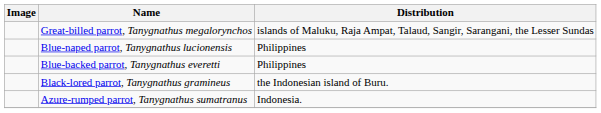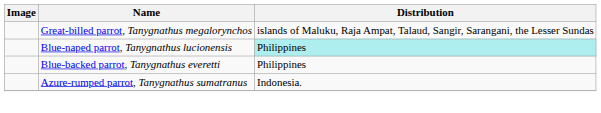(281, 47) no background -> (281, 47) paleturquoise background
- row: (136, 82)
